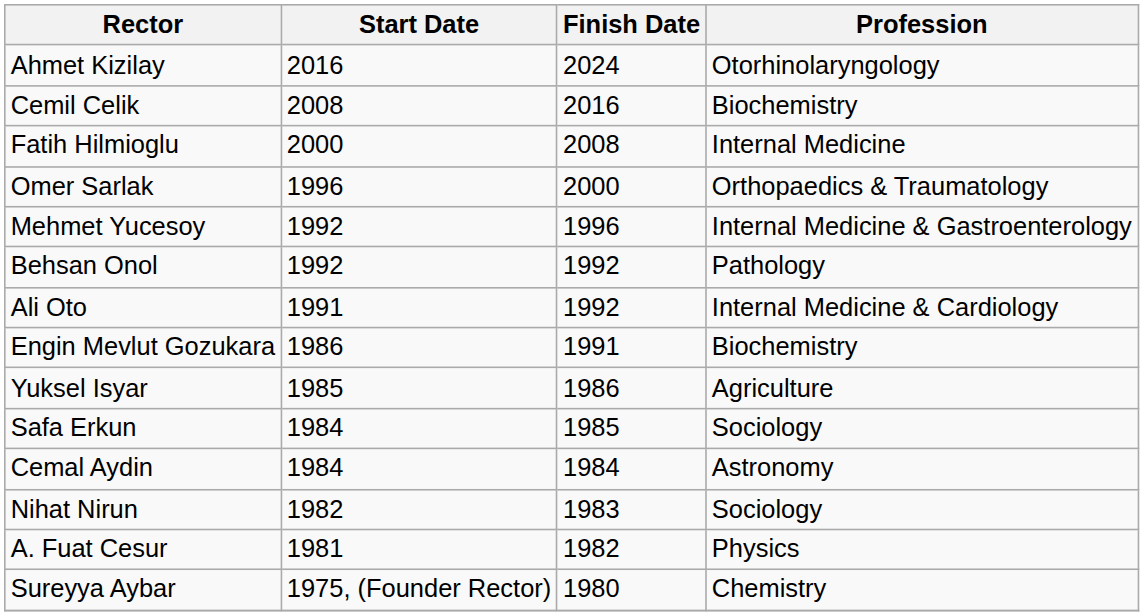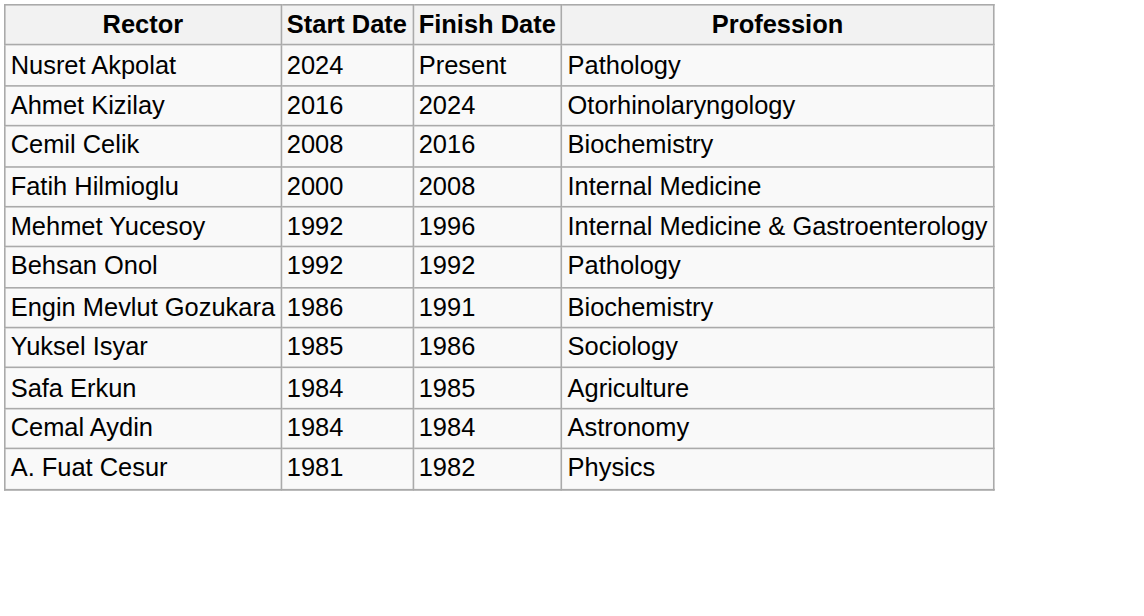+ row: (93, 65)
- row: (82, 186)
- row: (49, 307)
(773, 387) Agriculture -> (623, 347) Sociology
(767, 428) Sociology -> (628, 387) Agriculture
- row: (74, 508)
- row: (93, 589)
